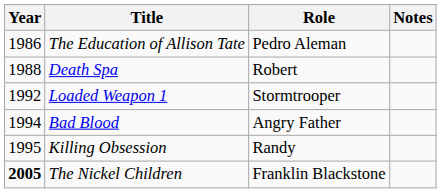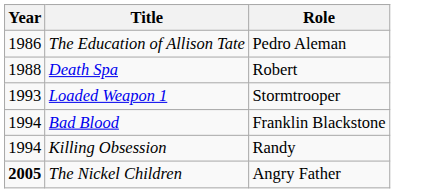- column: (413, 17)
(25, 95) 1992 -> (25, 95) 1993
(297, 122) Angry Father -> (319, 122) Franklin Blackstone
(25, 148) 1995 -> (25, 148) 1994
(319, 174) Franklin Blackstone -> (297, 174) Angry Father
